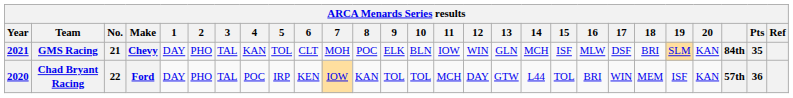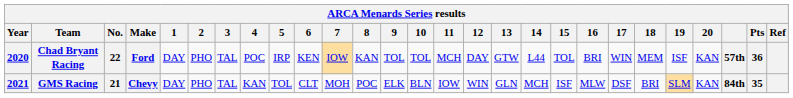rows swapped: (68, 76) <-> (68, 51)
